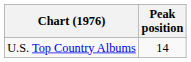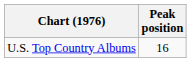(162, 47) 14 -> (162, 47) 16
